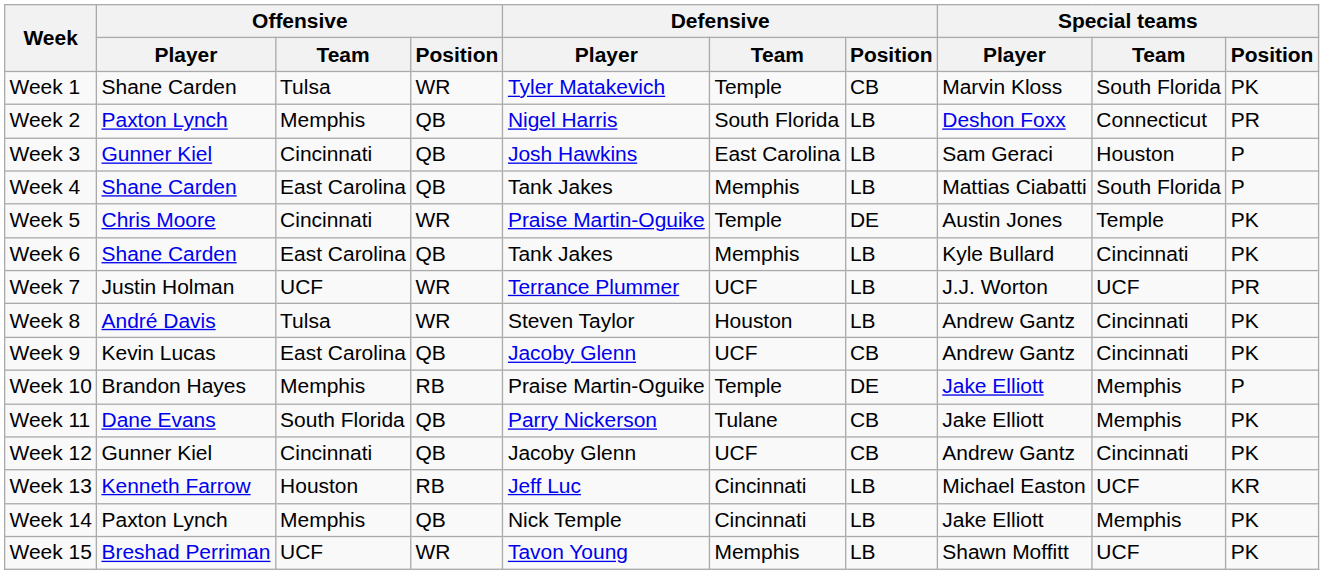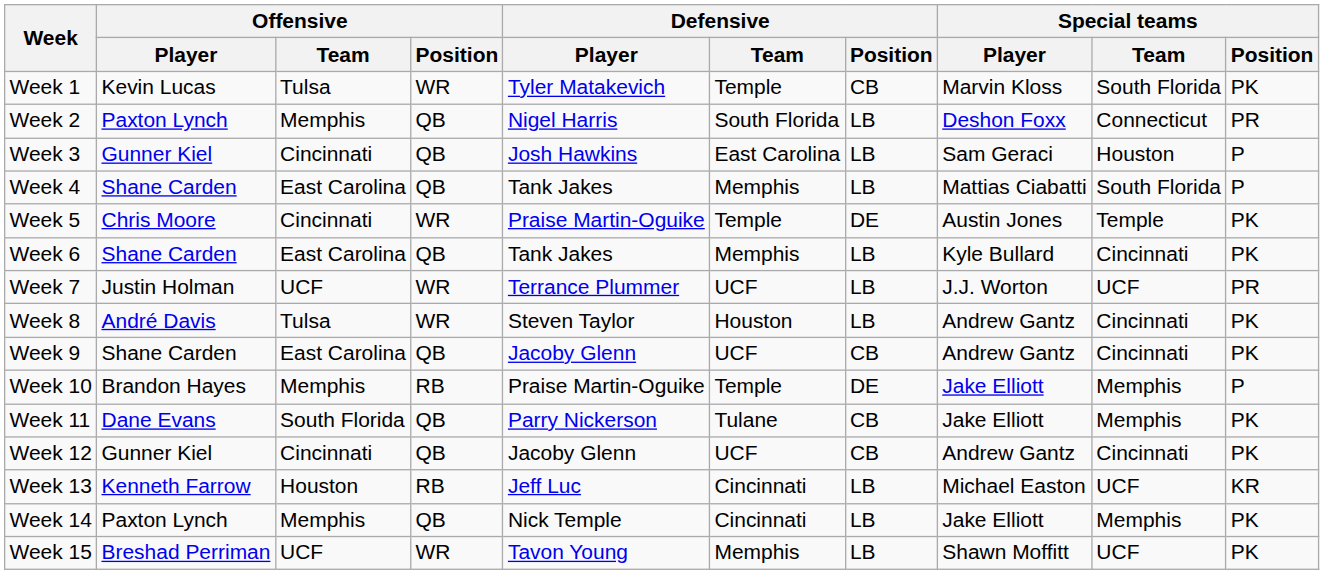(169, 87) Shane Carden -> (159, 87) Kevin Lucas
(159, 353) Kevin Lucas -> (169, 353) Shane Carden
